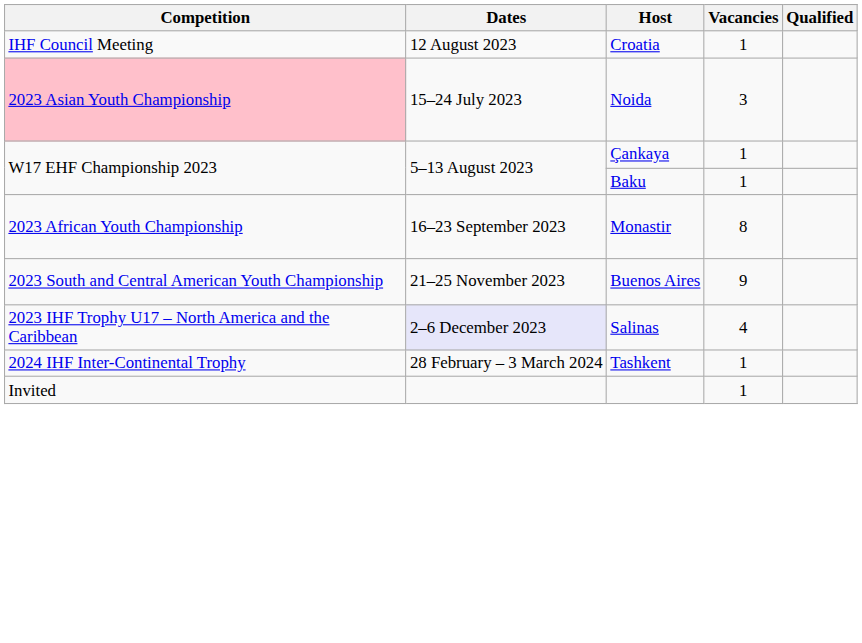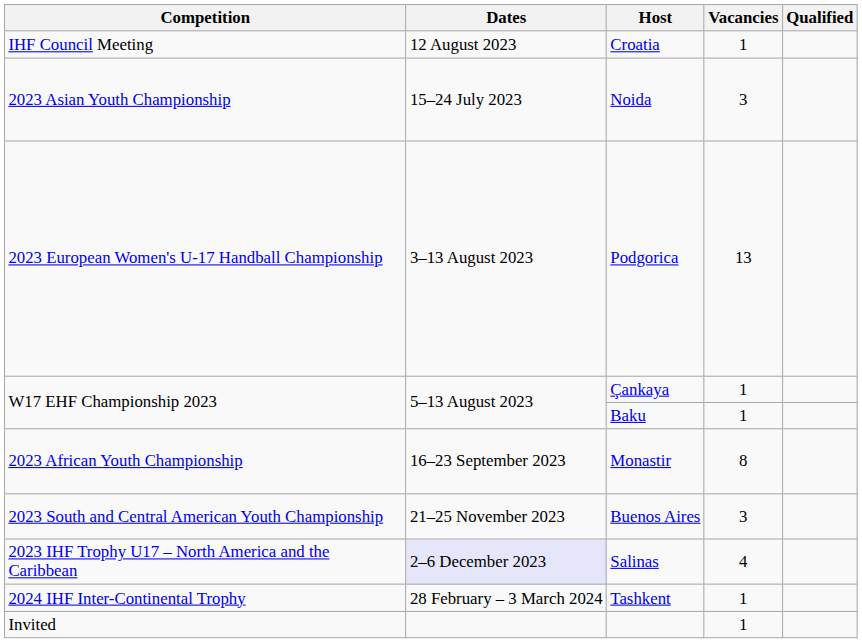(119, 99) pink background -> (119, 99) no background
+ row: (644, 258)
(743, 281) 9 -> (743, 516) 3
